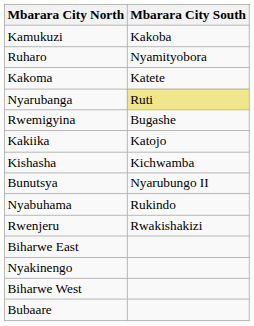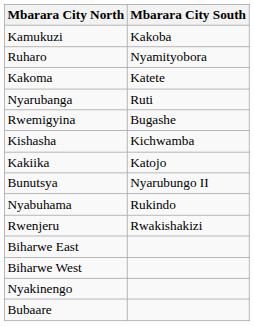(142, 99) khaki background -> (142, 99) no background
rows swapped: (28, 141) <-> (32, 162)
rows swapped: (40, 267) <-> (45, 288)
